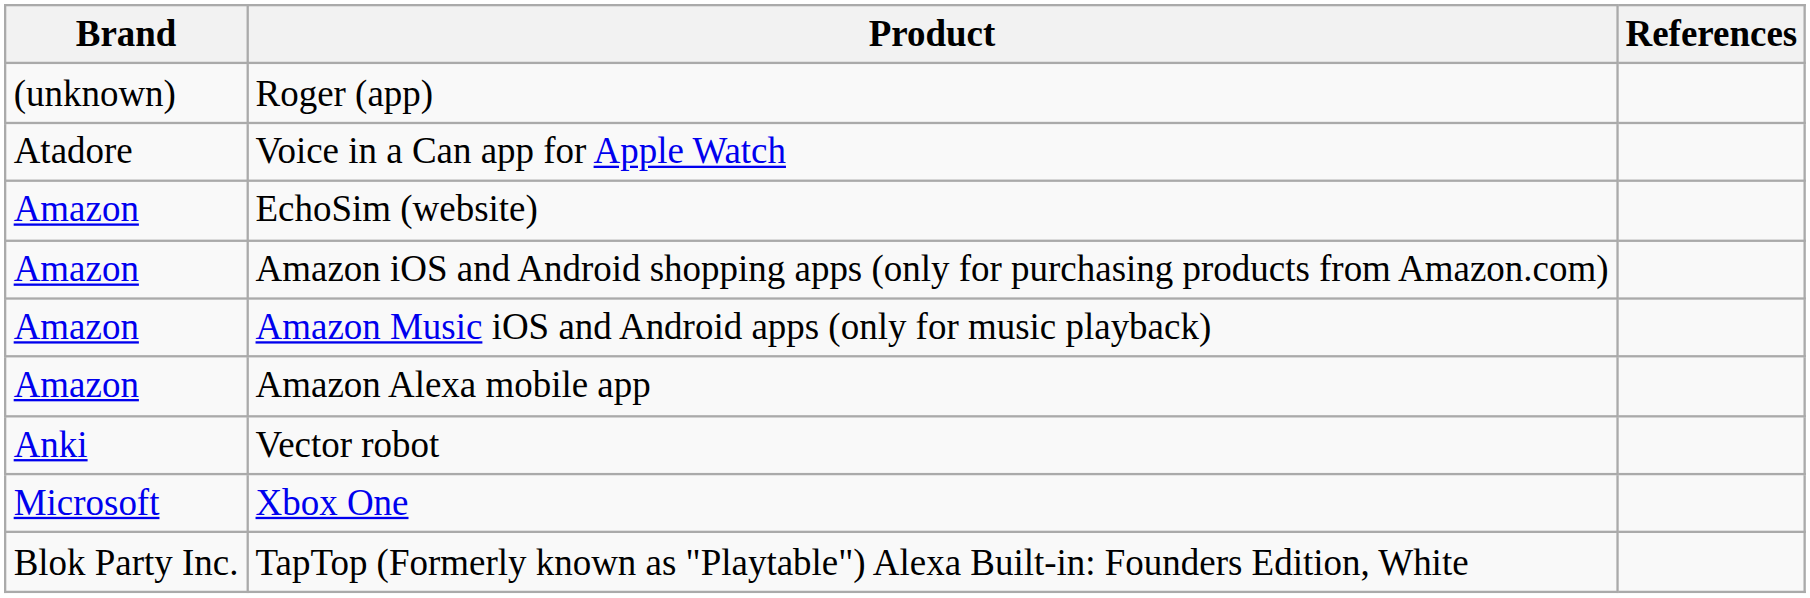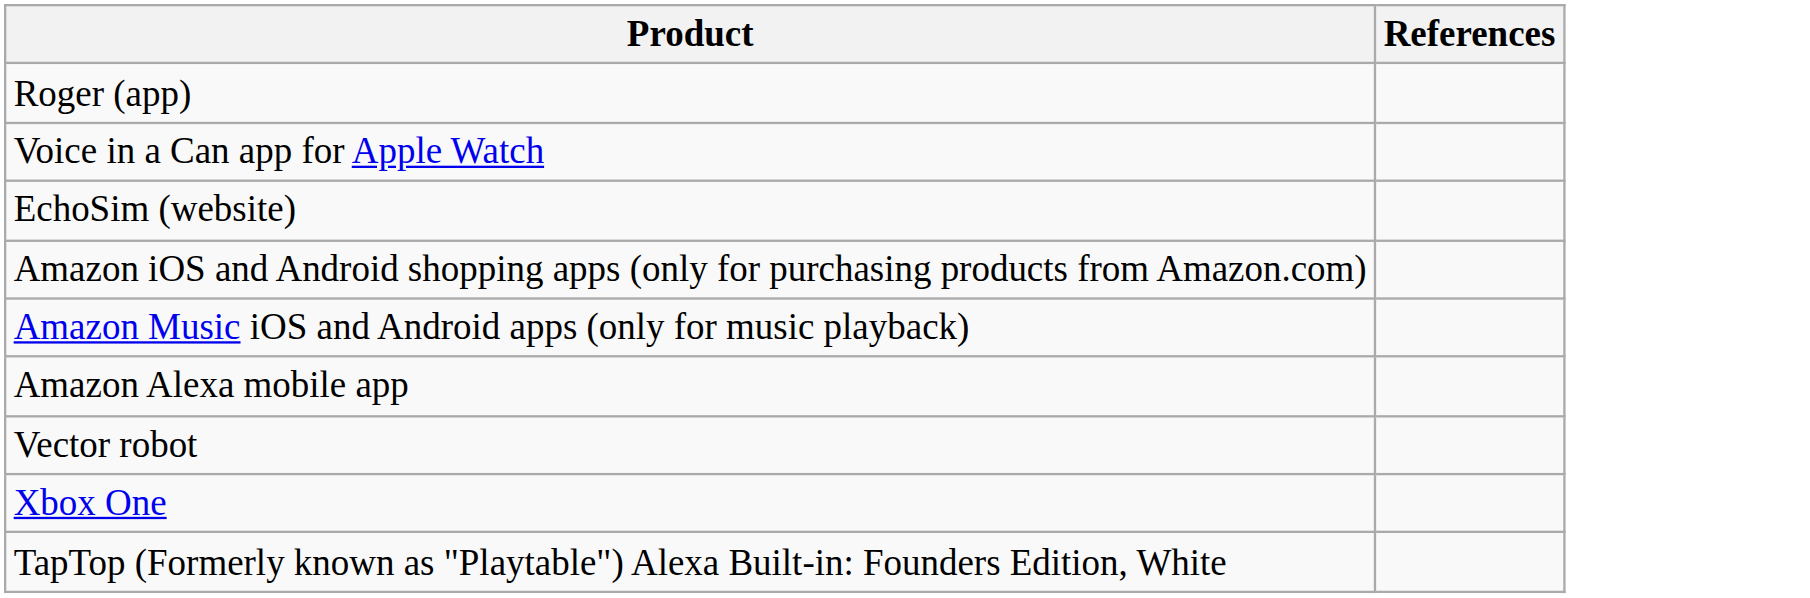- column: (126, 33)
